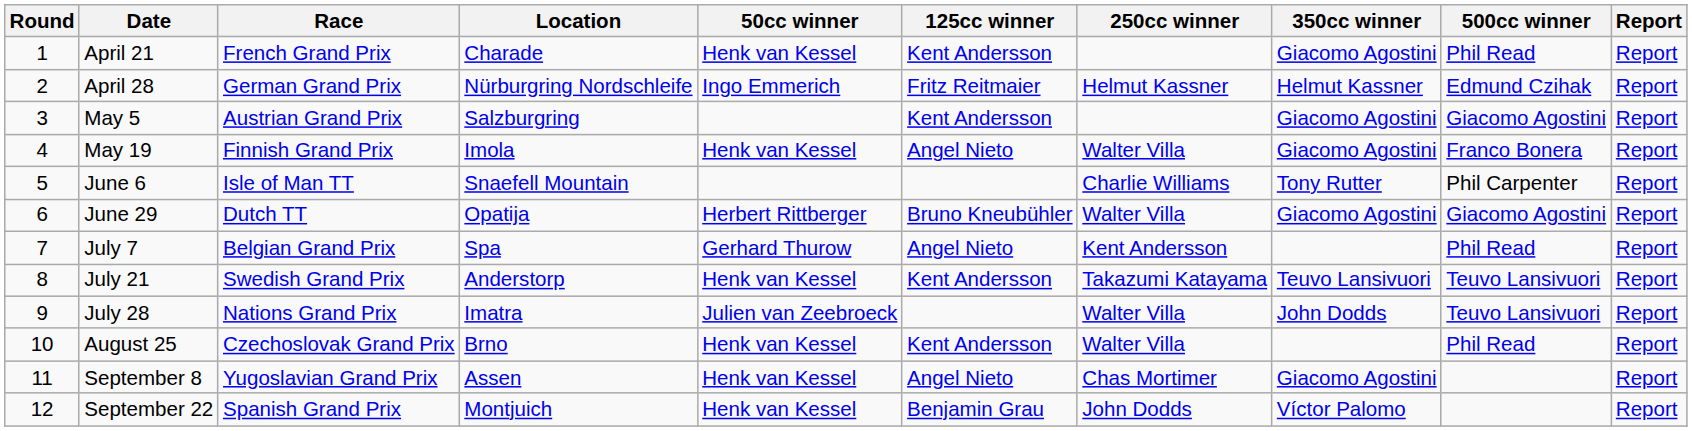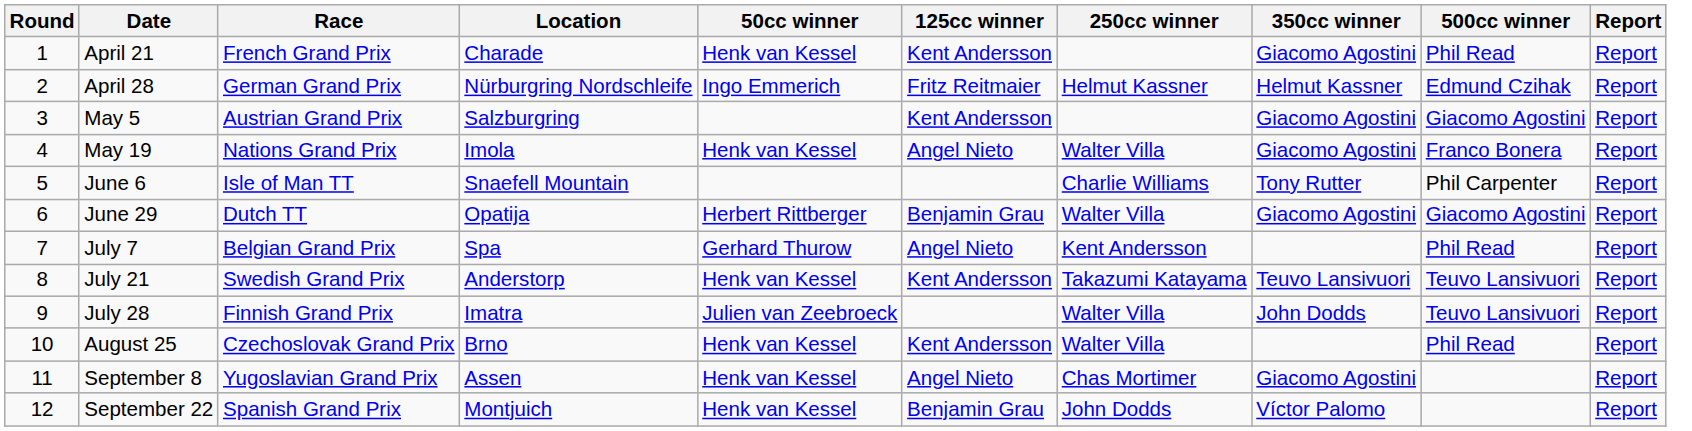(308, 150) Finnish Grand Prix -> (310, 150) Nations Grand Prix
(990, 215) Bruno Kneubühler -> (976, 215) Benjamin Grau
(310, 312) Nations Grand Prix -> (308, 312) Finnish Grand Prix
